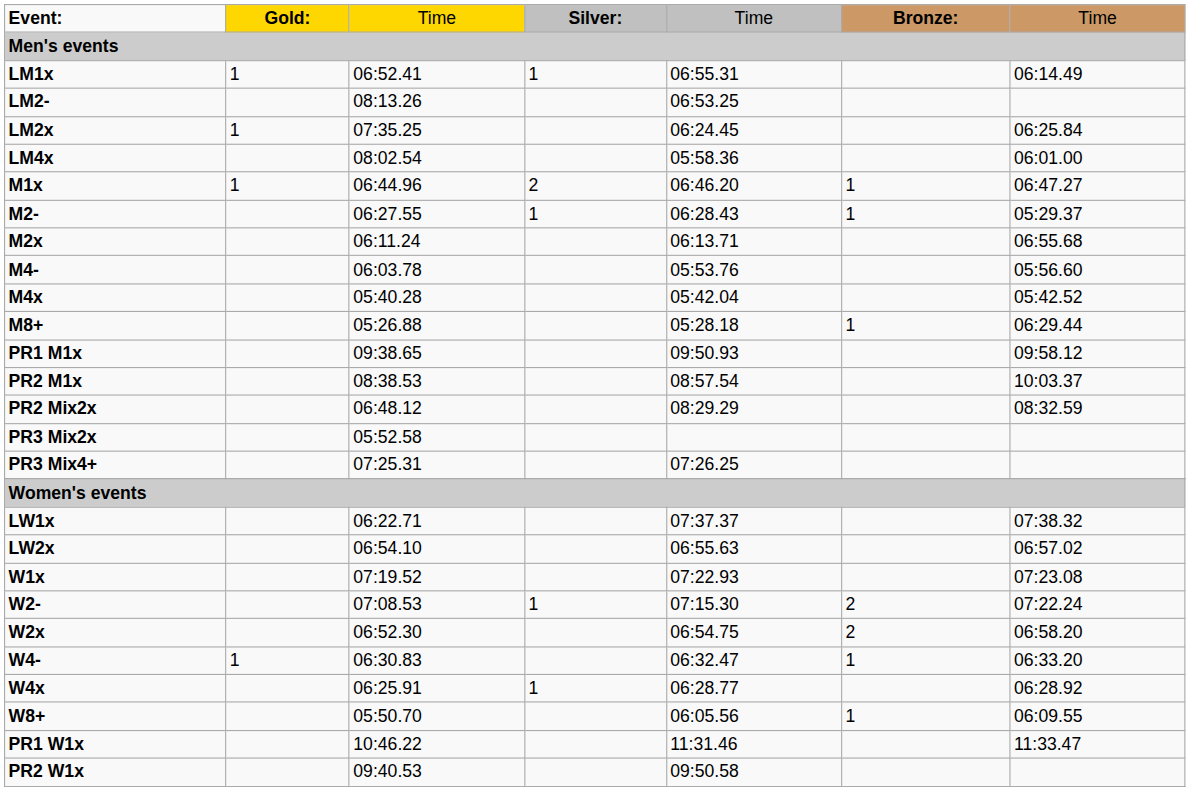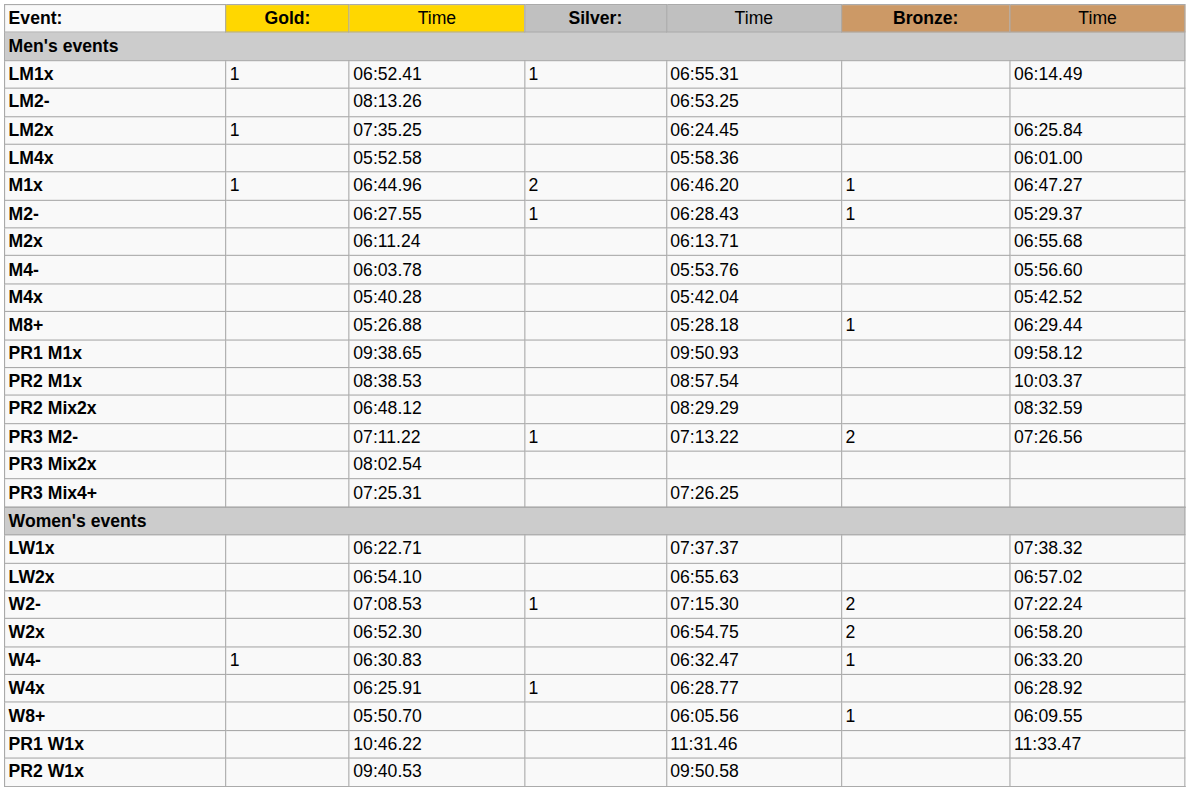(388, 158) 08:02.54 -> (388, 158) 05:52.58
+ row: (43, 437)
(388, 437) 05:52.58 -> (388, 465) 08:02.54
- row: (27, 576)
